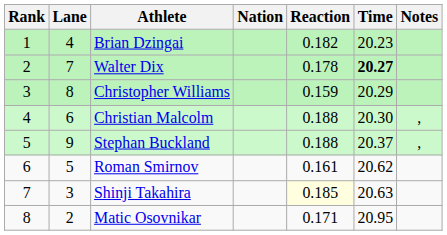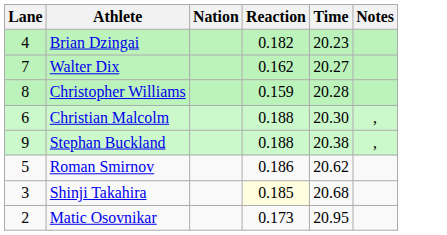- column: (27, 17)
(320, 67) 0.178 -> (276, 67) 0.162
(375, 67) bold -> (331, 67) normal
(375, 92) 20.29 -> (331, 92) 20.28
(375, 142) 20.37 -> (331, 142) 20.38
(320, 167) 0.161 -> (276, 167) 0.186
(375, 192) 20.63 -> (331, 192) 20.68
(320, 218) 0.171 -> (276, 218) 0.173
